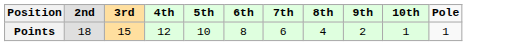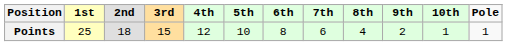+ column: (85, 14)
